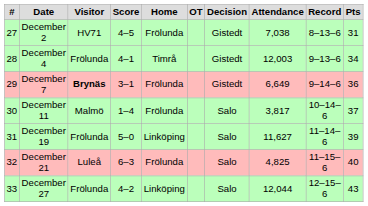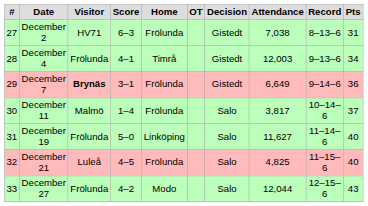(126, 32) 4–5 -> (126, 32) 6–3
(353, 136) 39 -> (353, 136) 40
(126, 162) 6–3 -> (126, 162) 4–5
(164, 188) Linköping -> (164, 188) Modo
